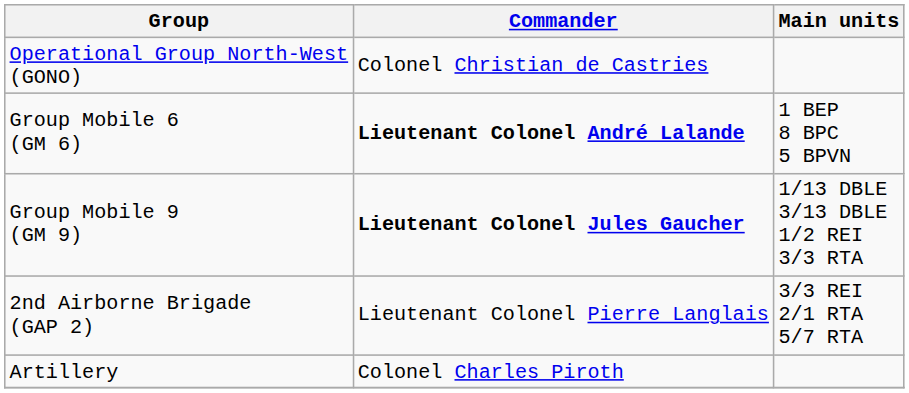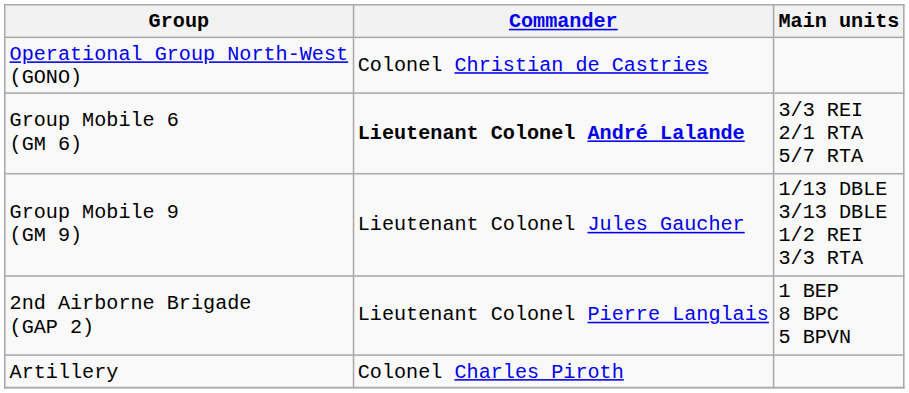(815, 133) 1 BEP 8 BPC 5 BPVN -> (821, 133) 3/3 REI 2/1 RTA 5/7 RTA
(551, 224) bold -> (551, 224) normal
(821, 315) 3/3 REI 2/1 RTA 5/7 RTA -> (815, 315) 1 BEP 8 BPC 5 BPVN
